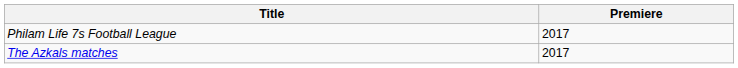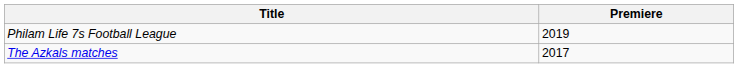(556, 33) 2017 -> (556, 33) 2019
